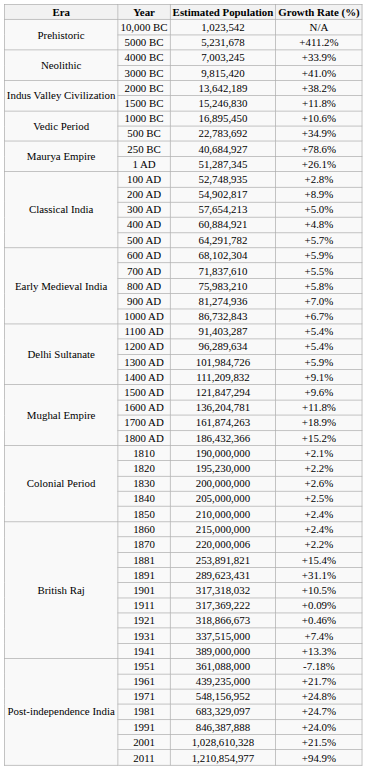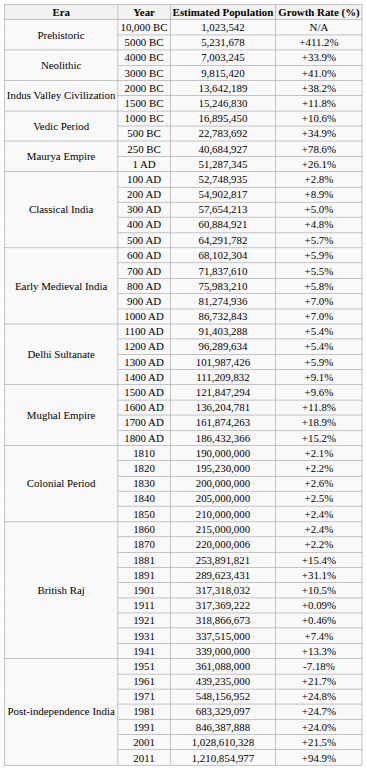(319, 316) +6.7% -> (319, 316) +7.0%
(223, 331) 91,403,287 -> (223, 331) 91,403,288
(223, 362) 101,984,726 -> (223, 362) 101,987,426
(223, 651) 389,000,000 -> (223, 651) 339,000,000
